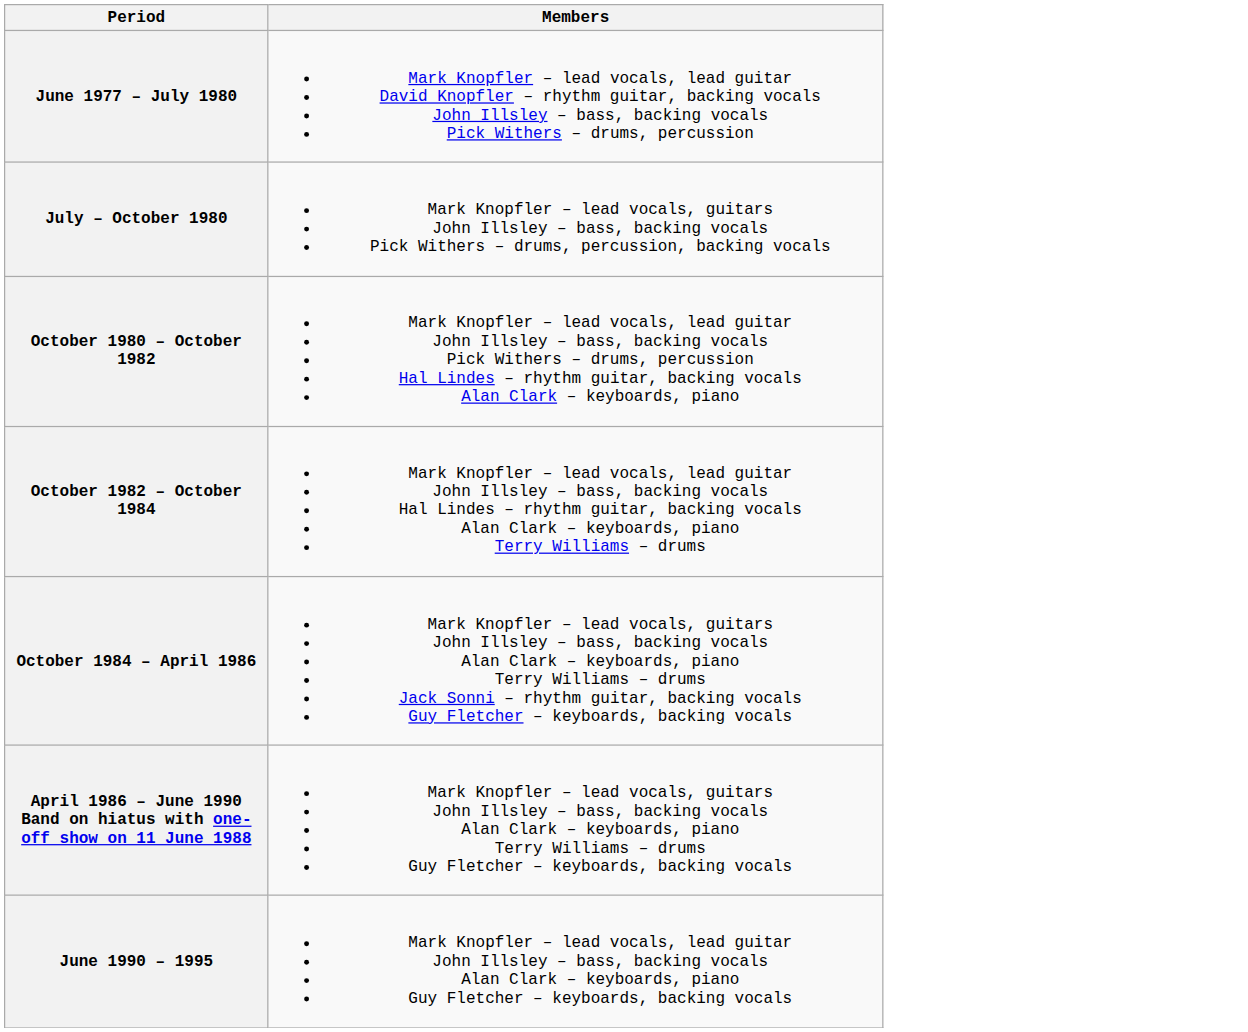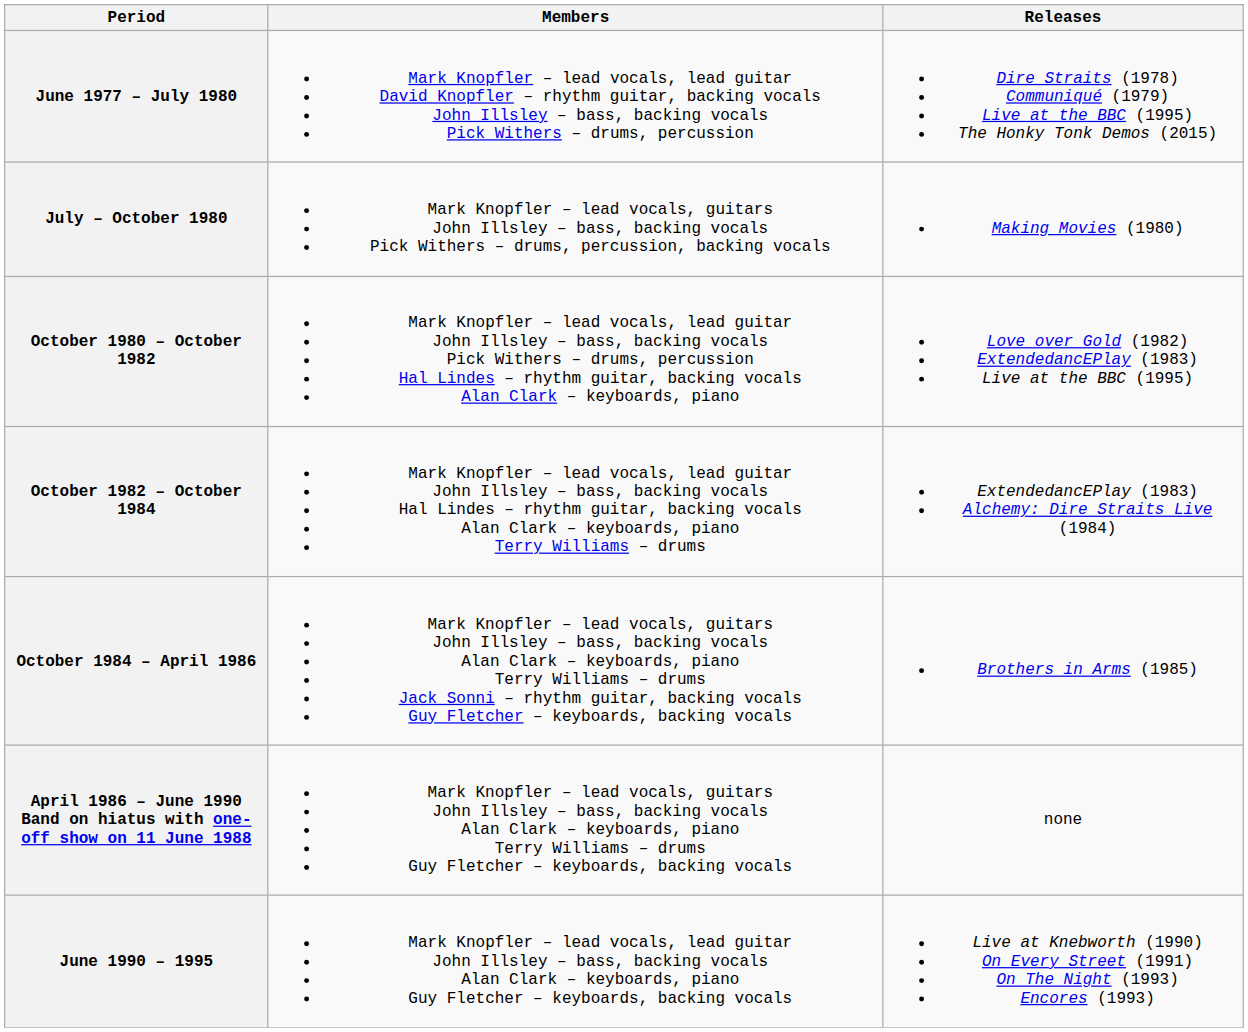+ column: (1063, 18)
